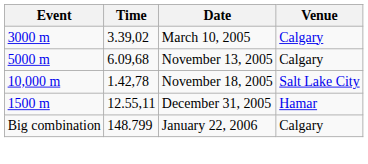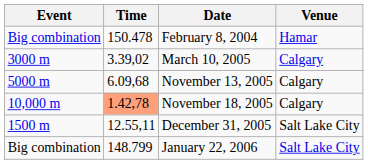+ row: (210, 37)
(128, 81) no background -> (128, 103) lightsalmon background
(319, 81) Salt Lake City -> (301, 103) Calgary
(298, 103) Hamar -> (319, 125) Salt Lake City
(301, 125) Calgary -> (319, 147) Salt Lake City
